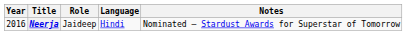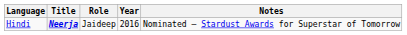columns swapped: (16, 11) <-> (120, 11)
